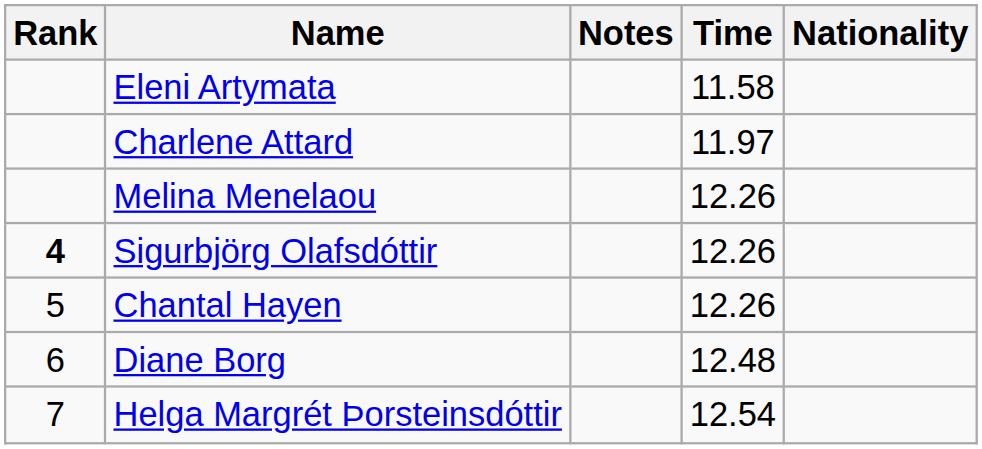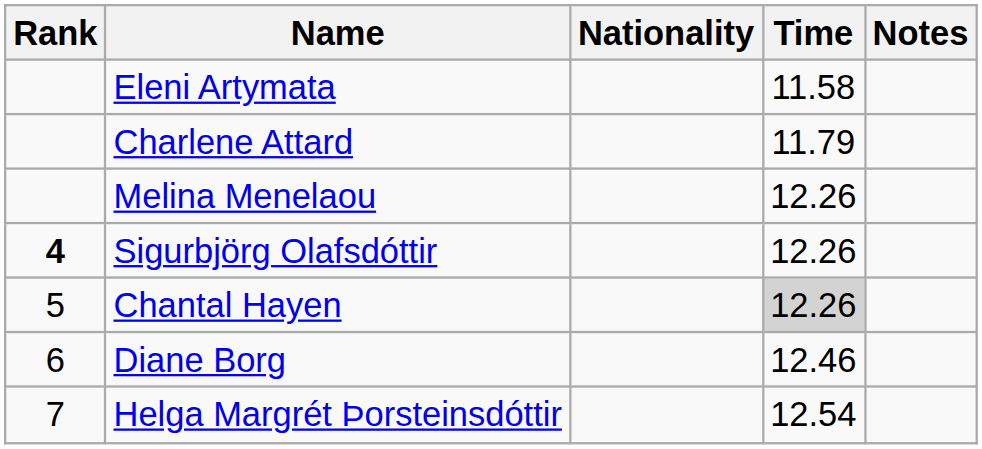columns swapped: (880, 33) <-> (626, 33)
(733, 142) 11.97 -> (813, 142) 11.79
(733, 306) no background -> (813, 306) lightgrey background
(733, 360) 12.48 -> (813, 360) 12.46
